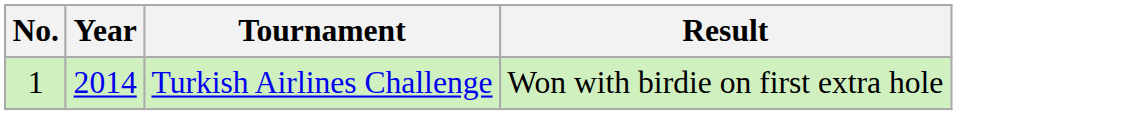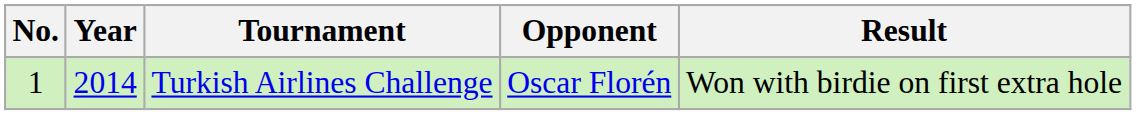+ column: (589, 30)
